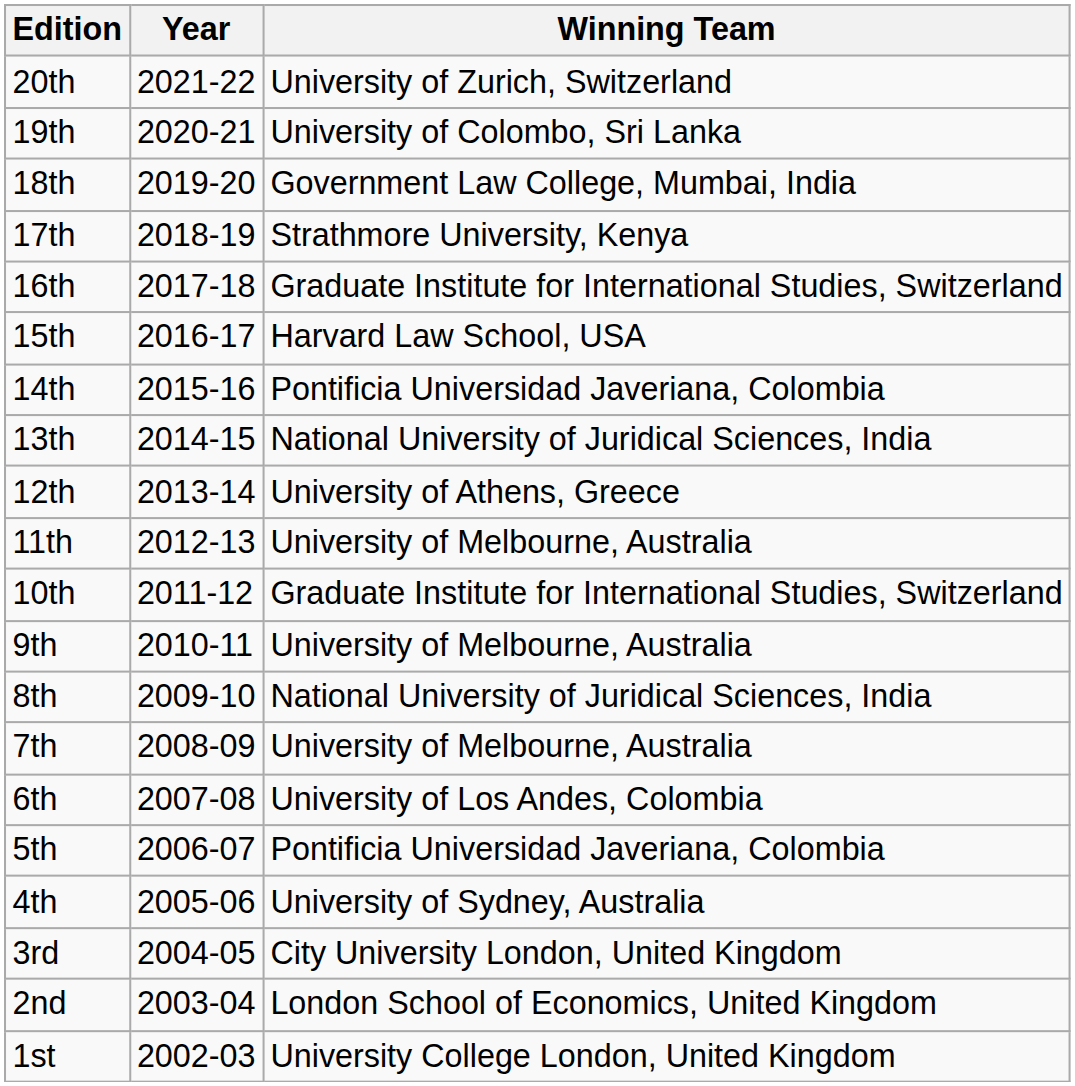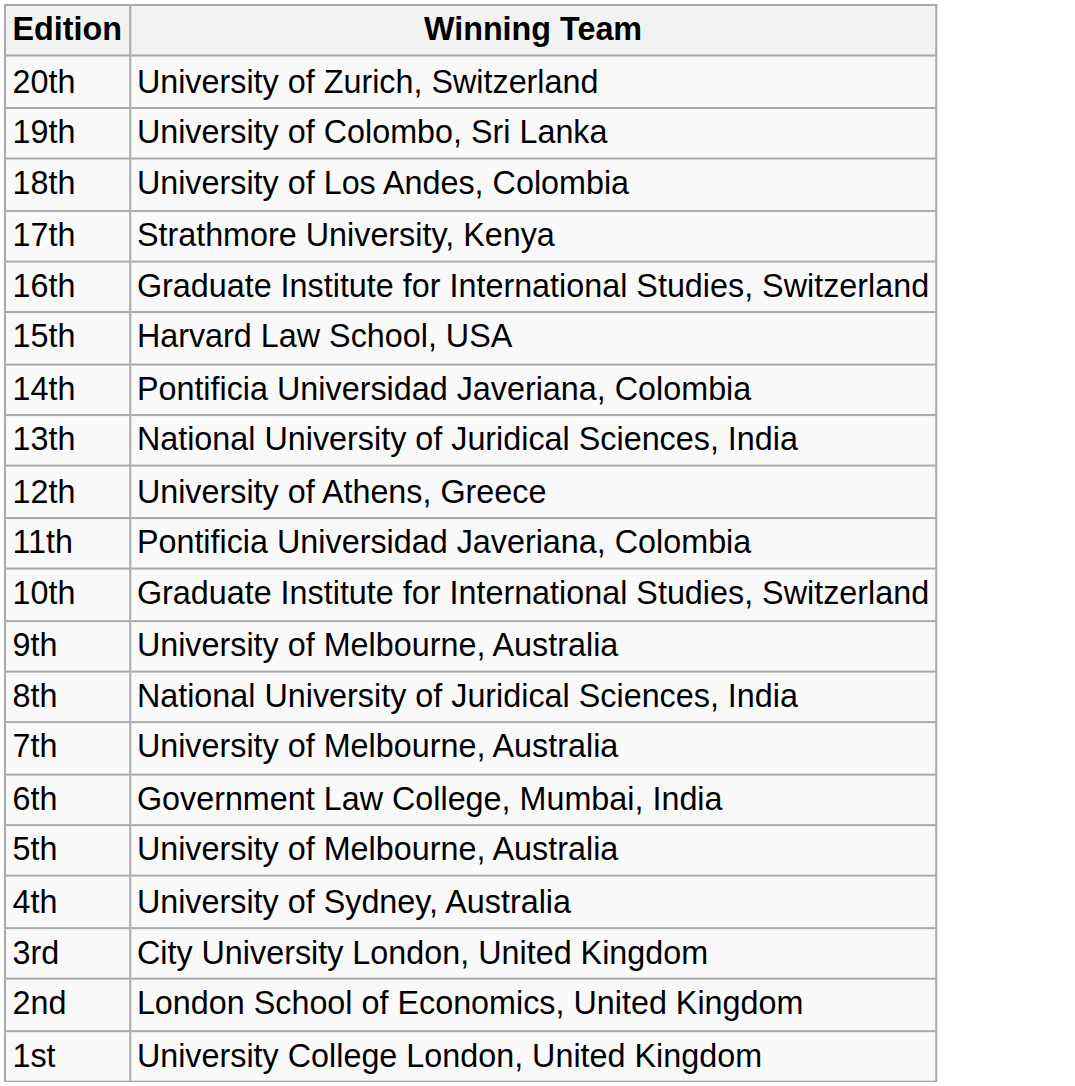- column: (196, 30)
(563, 183) Government Law College, Mumbai, India -> (383, 183) University of Los Andes, Colombia
(511, 542) University of Melbourne, Australia -> (444, 542) Pontificia Universidad Javeriana, Colombia
(516, 798) University of Los Andes, Colombia -> (430, 798) Government Law College, Mumbai, India
(578, 850) Pontificia Universidad Javeriana, Colombia -> (378, 850) University of Melbourne, Australia
